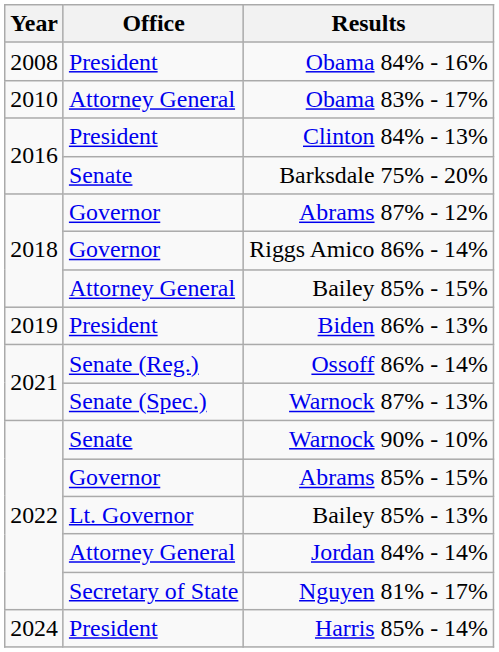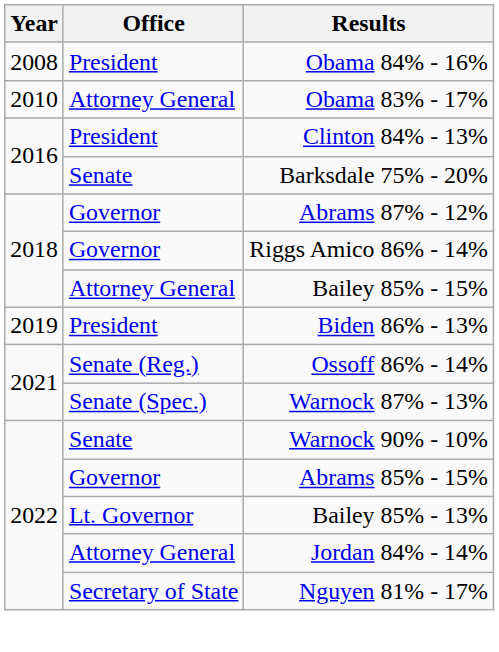- row: (401, 628)
